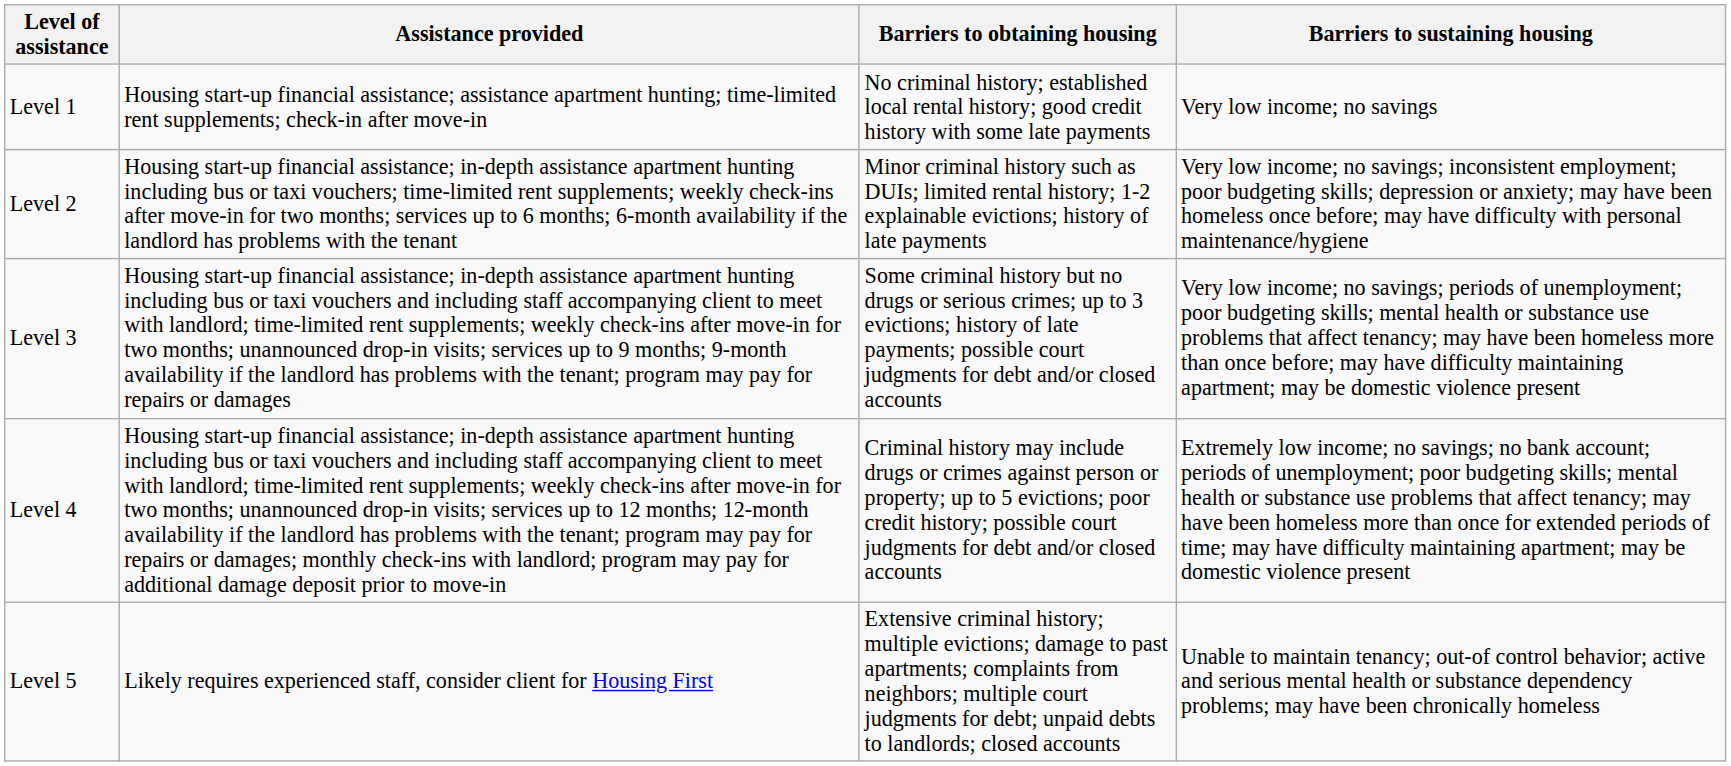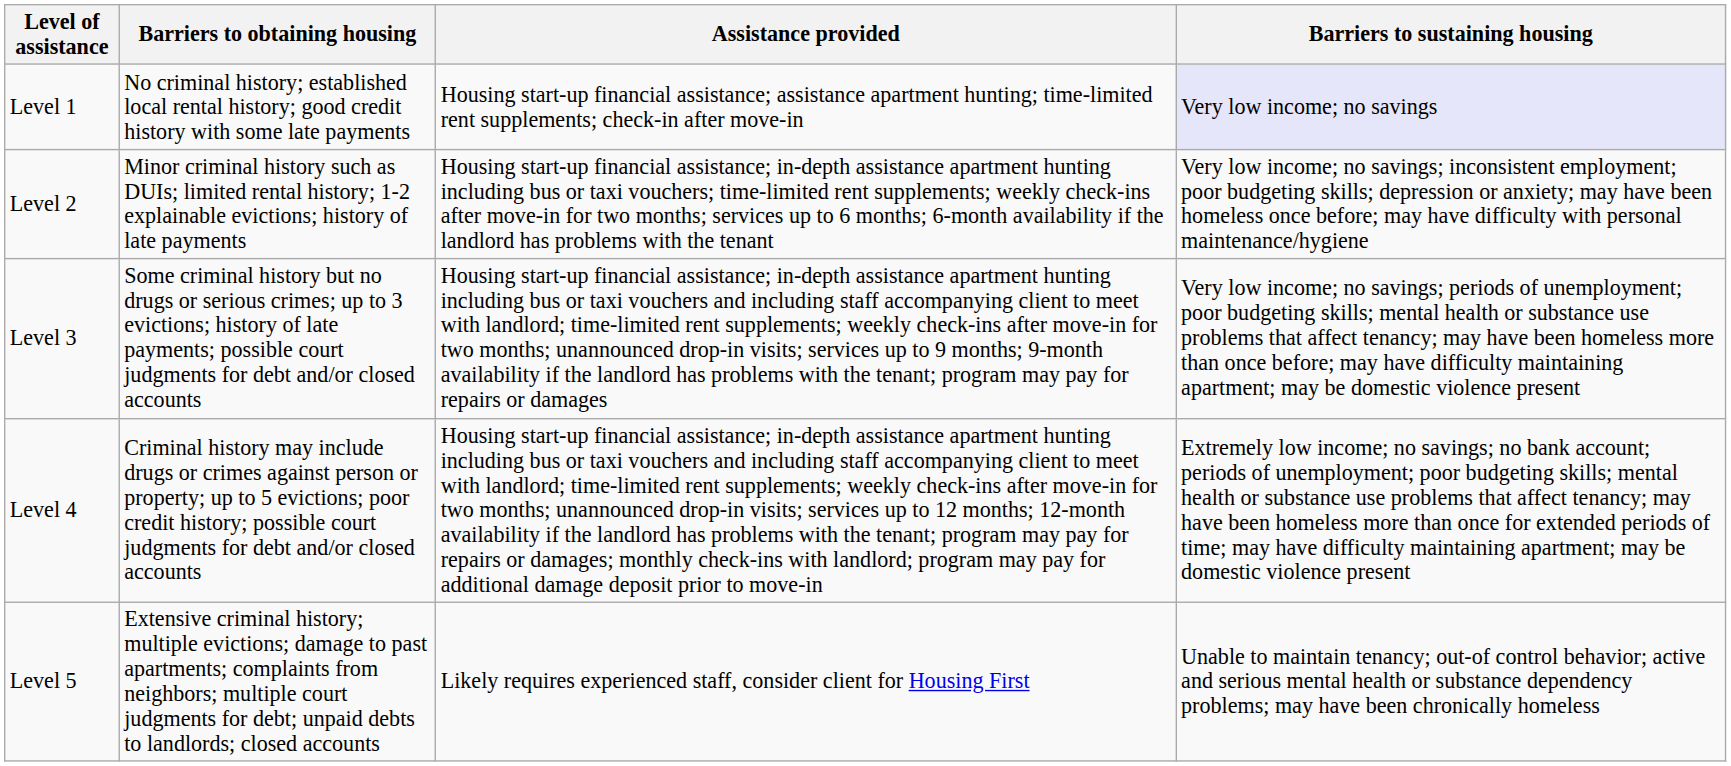columns swapped: (489, 34) <-> (1018, 34)
(1309, 106) no background -> (1309, 106) lavender background
